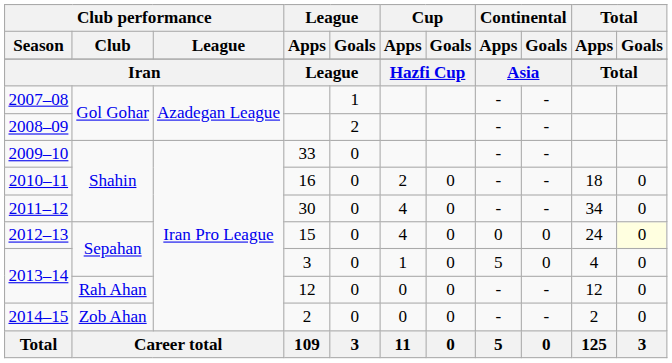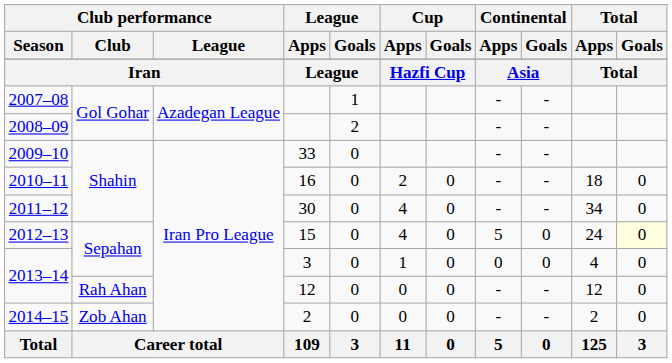(498, 235) 0 -> (498, 235) 5
(498, 262) 5 -> (498, 262) 0
